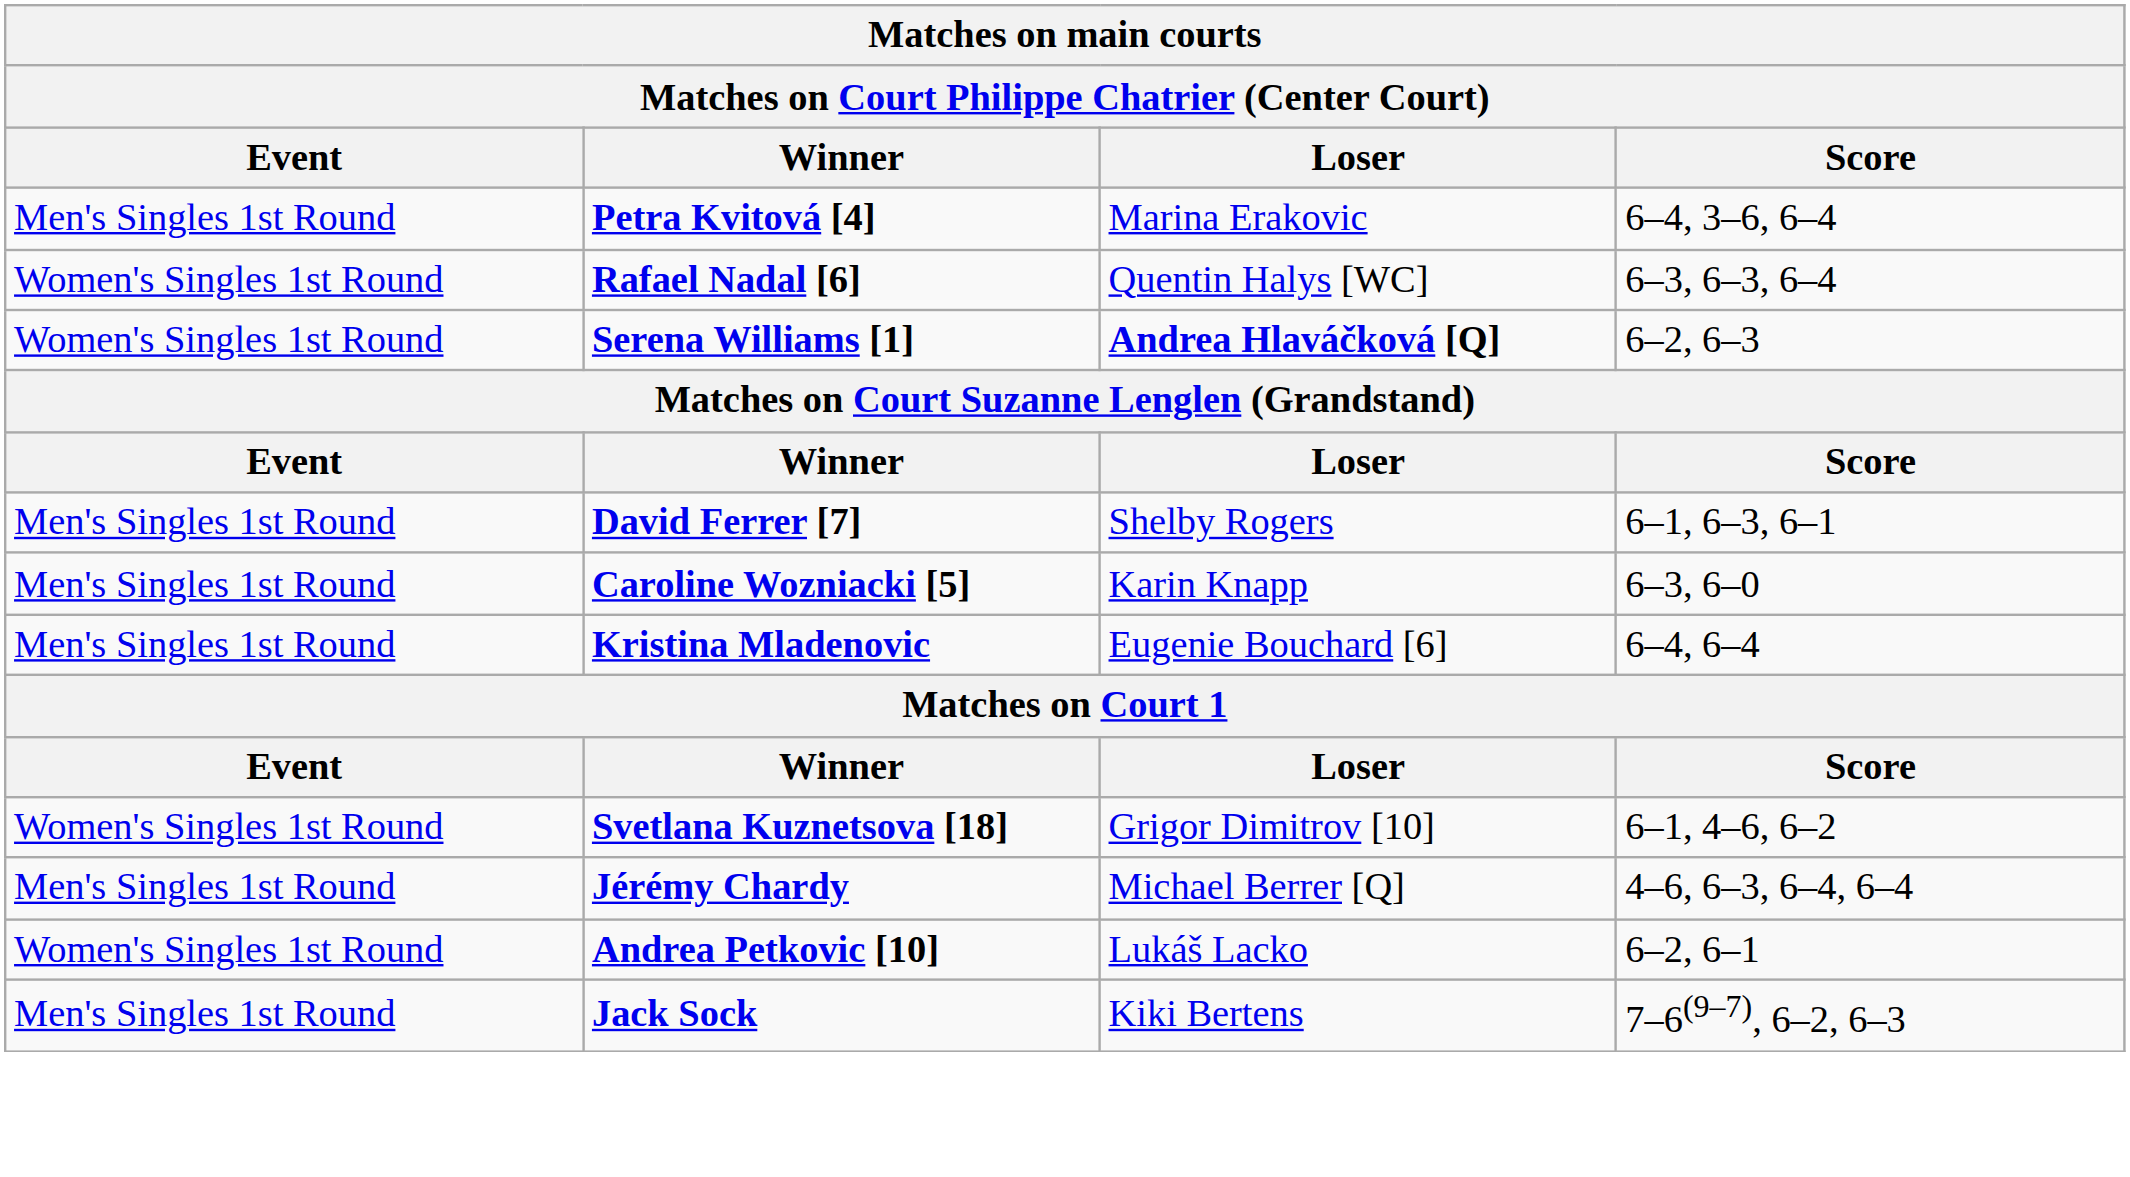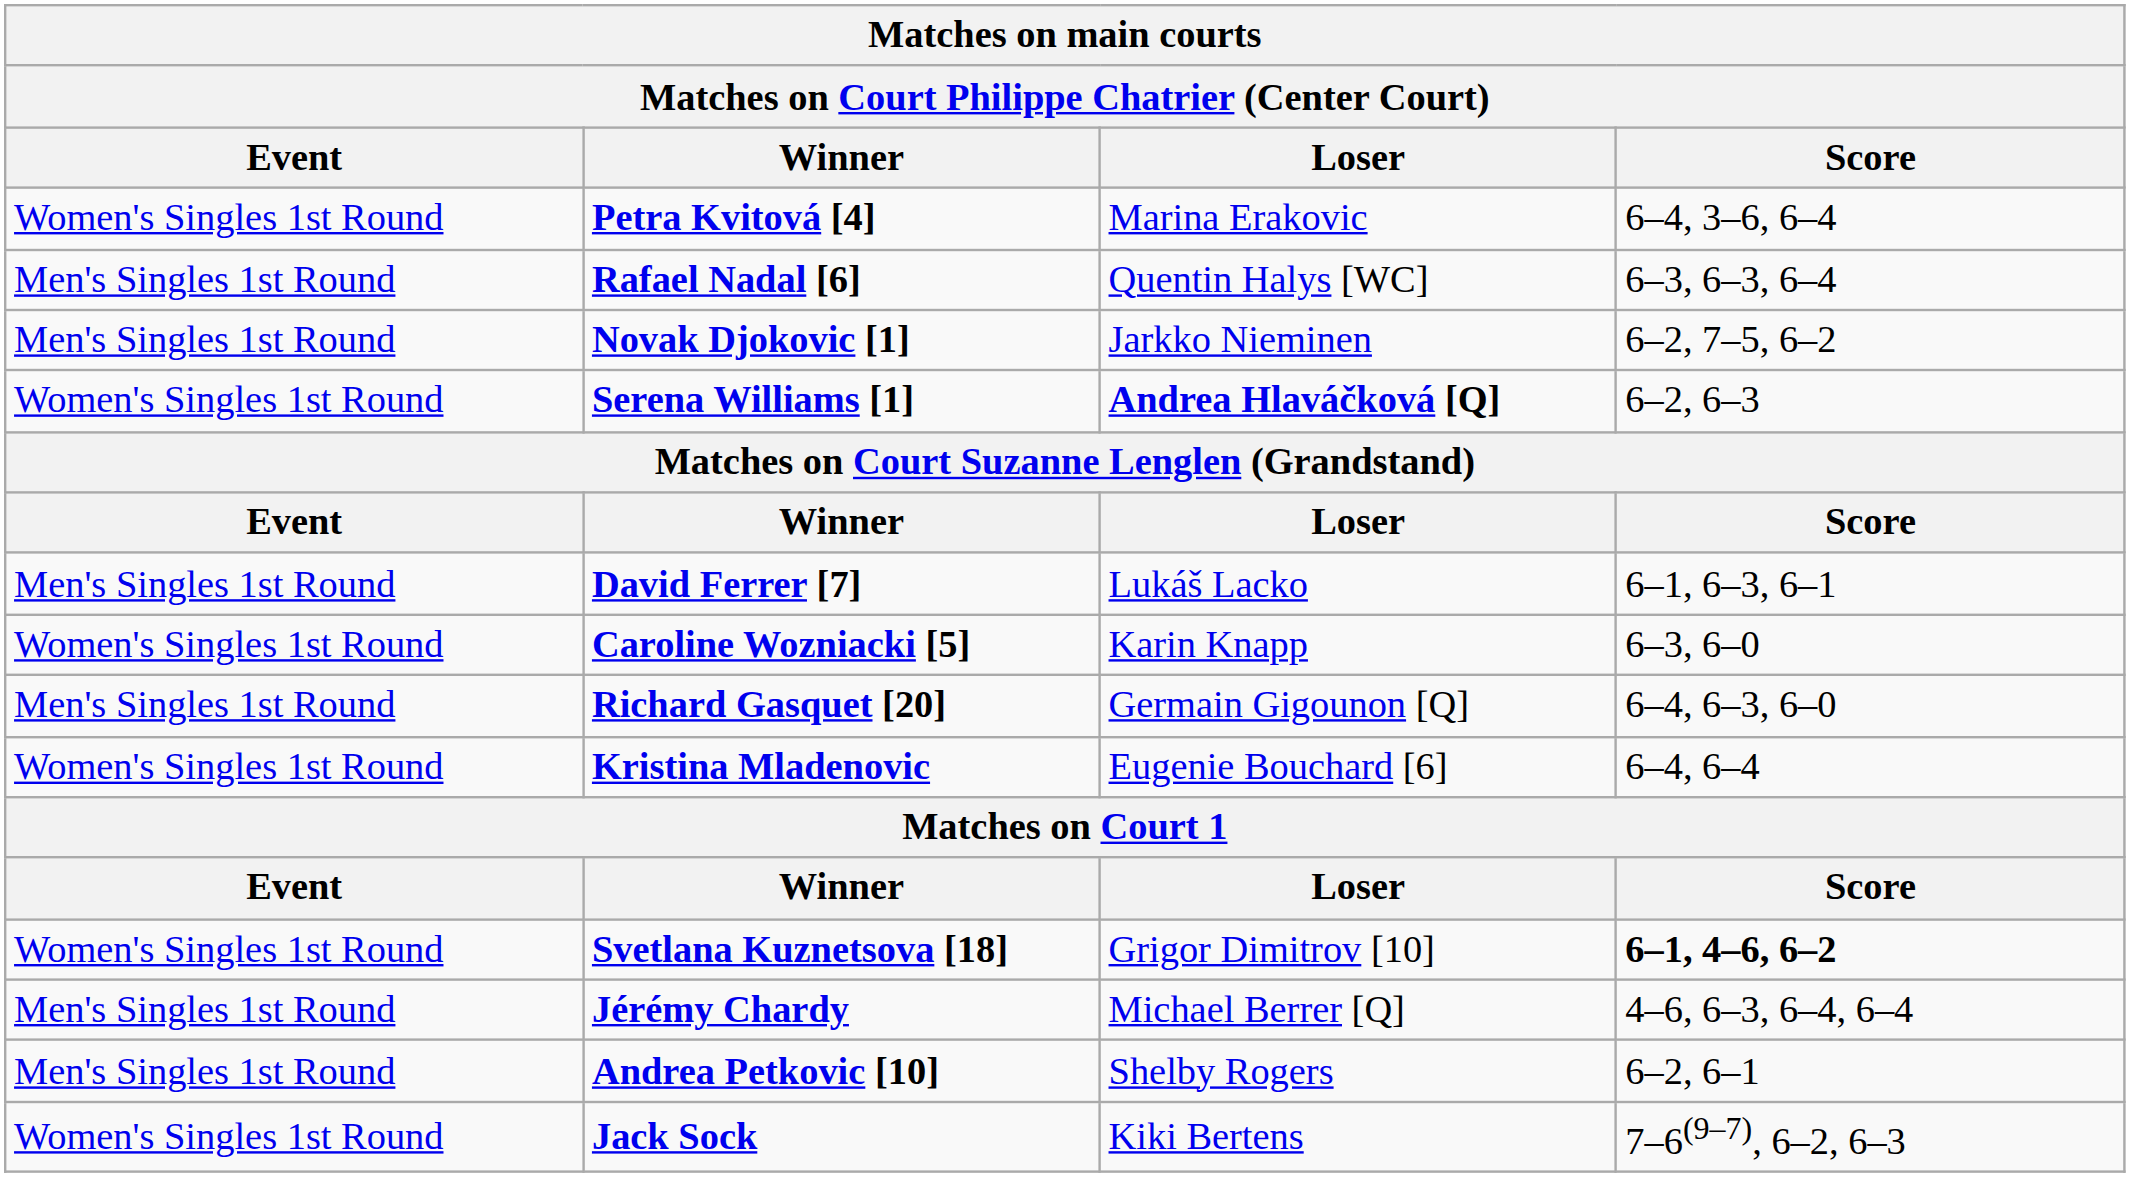(205, 217) Men's Singles 1st Round -> (229, 217) Women's Singles 1st Round
(229, 278) Women's Singles 1st Round -> (205, 278) Men's Singles 1st Round
+ row: (751, 339)
(1221, 522) Shelby Rogers -> (1208, 583) Lukáš Lacko
(205, 583) Men's Singles 1st Round -> (229, 643) Women's Singles 1st Round
+ row: (769, 704)
(205, 643) Men's Singles 1st Round -> (229, 765) Women's Singles 1st Round
(1731, 826) normal -> (1731, 948) bold
(229, 948) Women's Singles 1st Round -> (205, 1070) Men's Singles 1st Round
(1208, 948) Lukáš Lacko -> (1221, 1070) Shelby Rogers
(205, 1014) Men's Singles 1st Round -> (229, 1136) Women's Singles 1st Round
